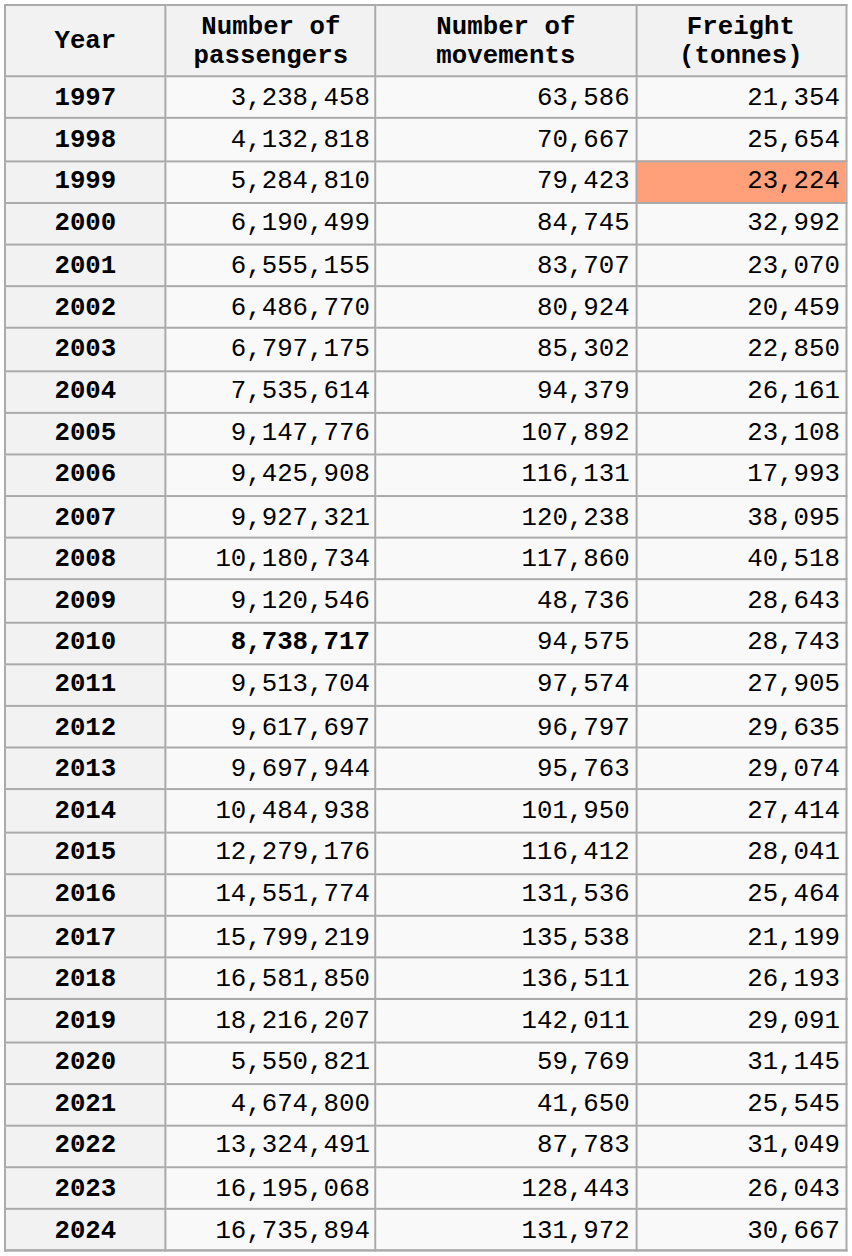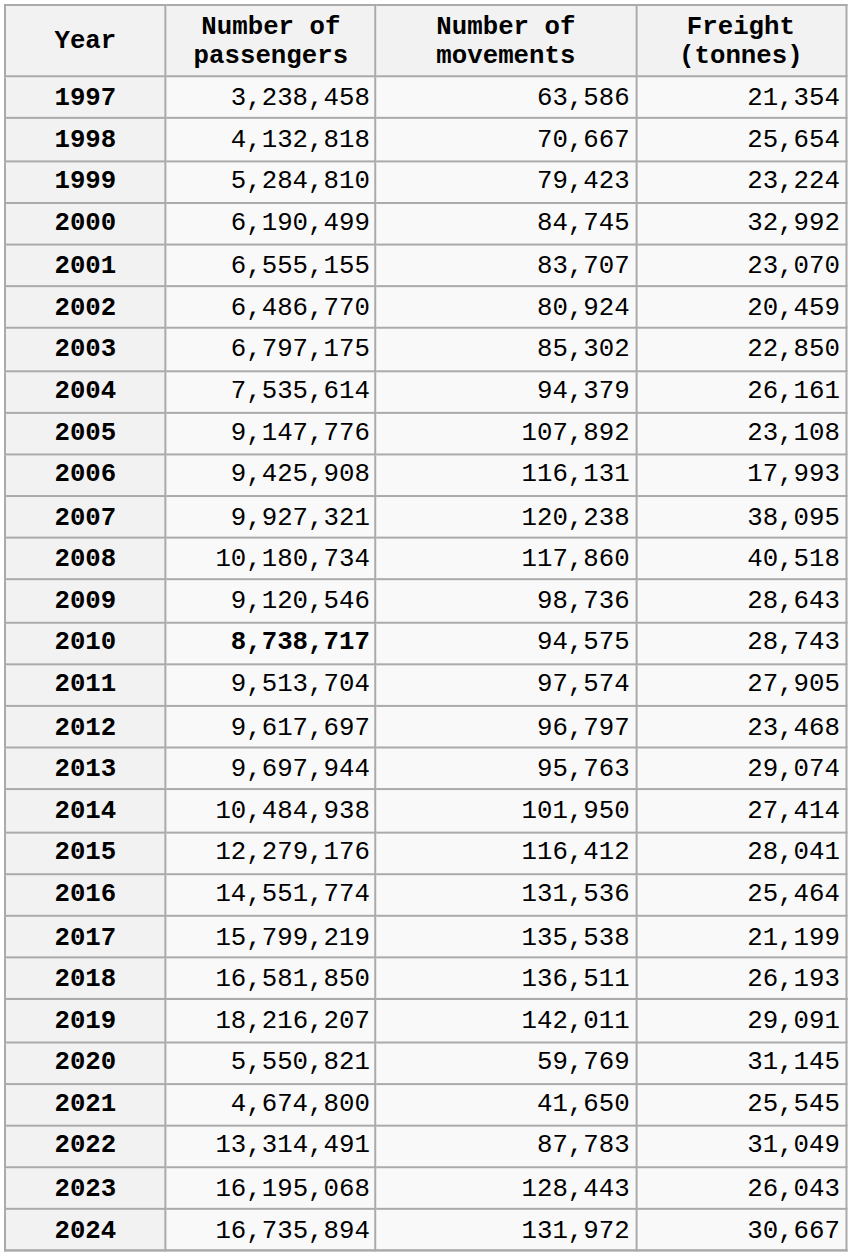(794, 182) lightsalmon background -> (794, 182) no background
(583, 601) 48,736 -> (583, 601) 98,736
(794, 727) 29,635 -> (794, 727) 23,468
(293, 1146) 13,324,491 -> (293, 1146) 13,314,491
